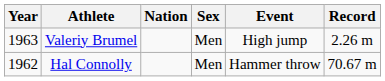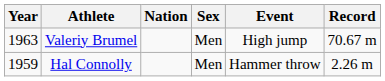(352, 40) 2.26 m -> (352, 40) 70.67 m
(23, 64) 1962 -> (23, 64) 1959
(352, 64) 70.67 m -> (352, 64) 2.26 m
